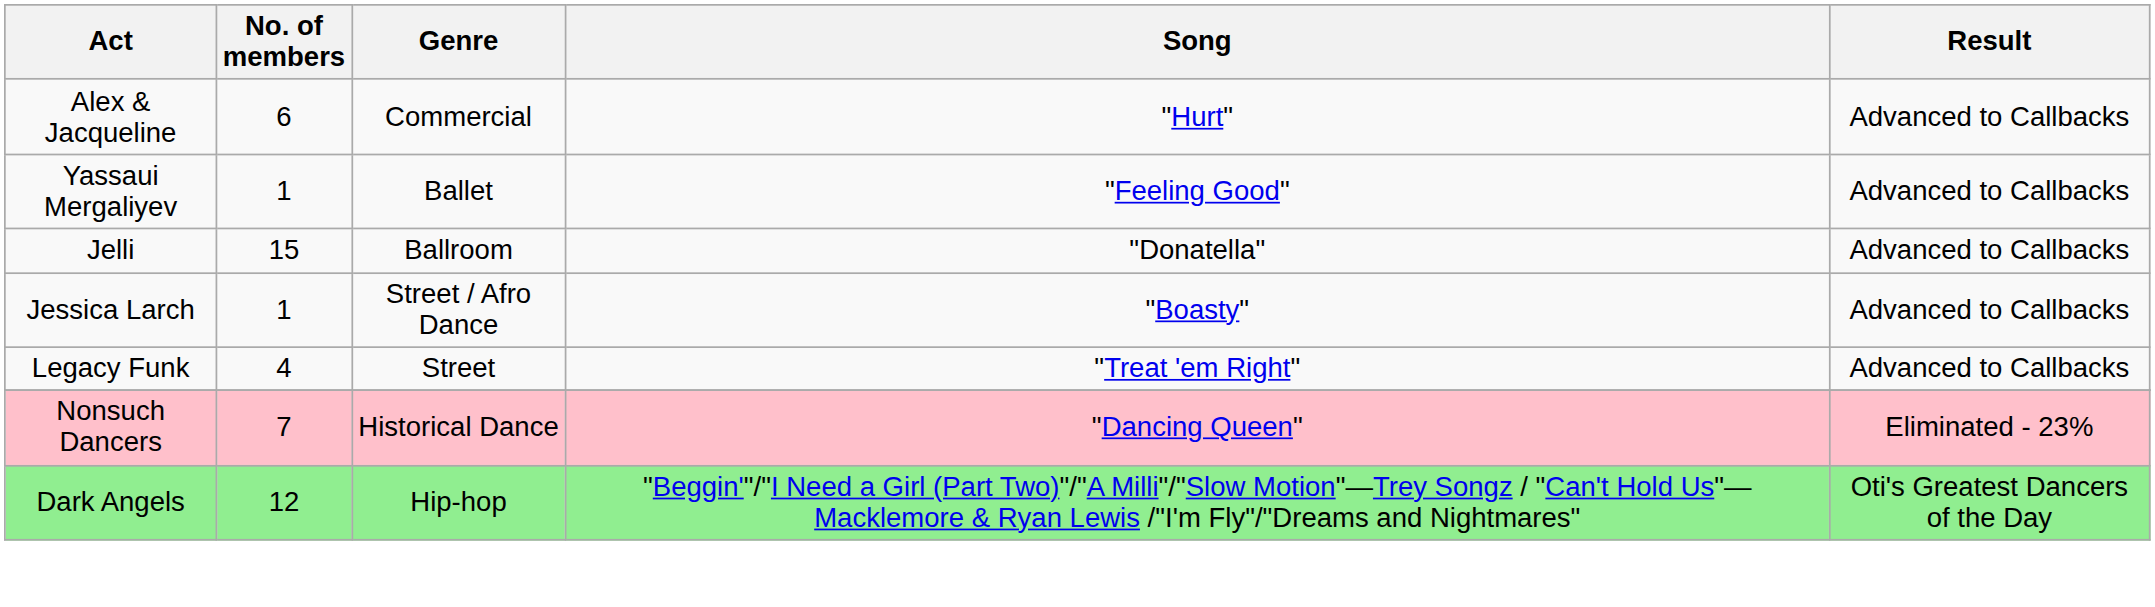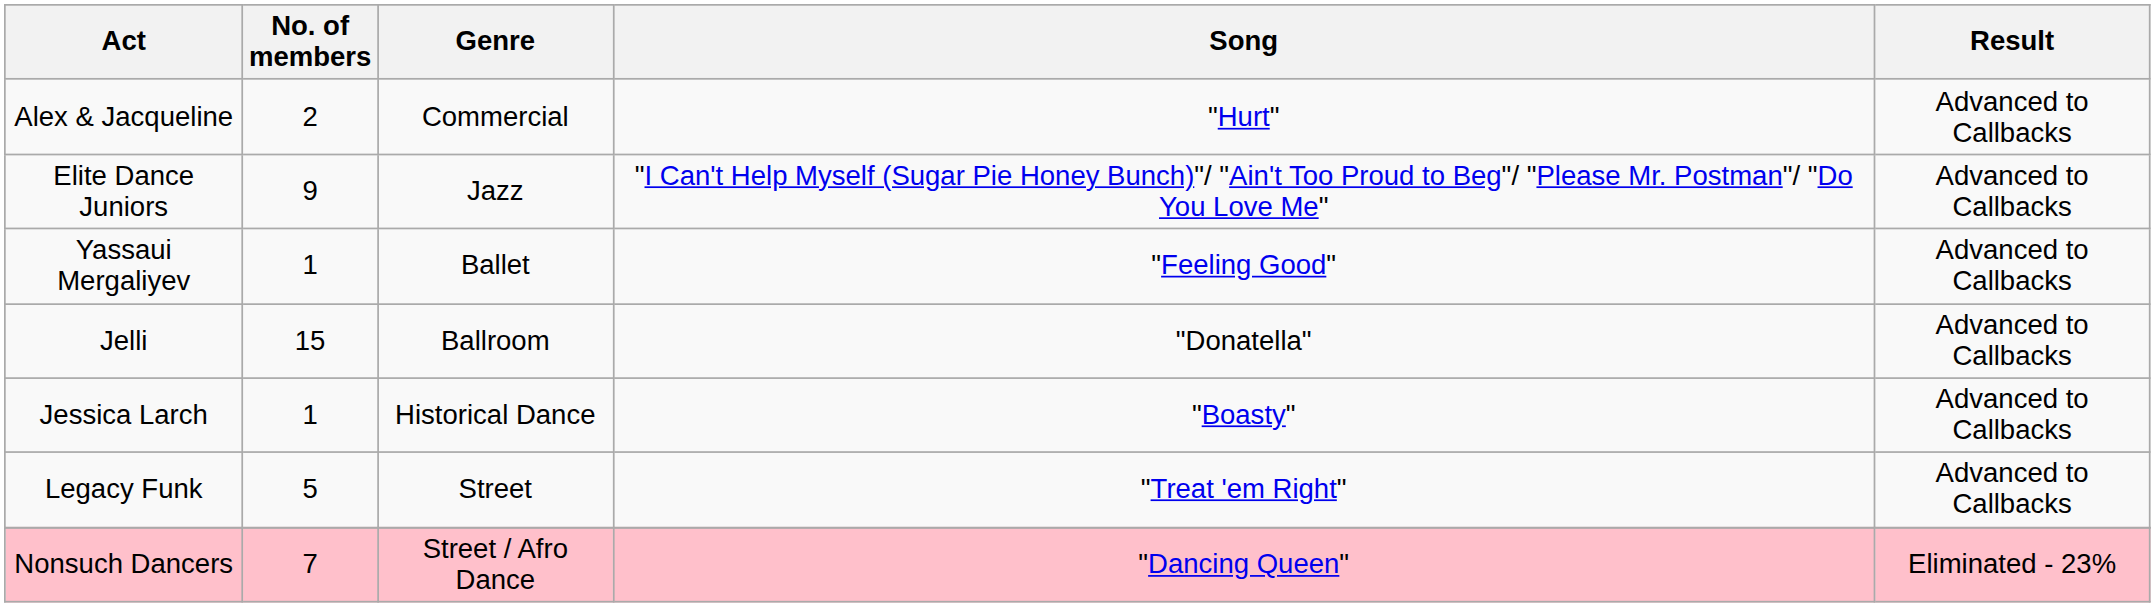(284, 116) 6 -> (310, 116) 2
+ row: (124, 191)
(459, 309) Street / Afro Dance -> (495, 414) Historical Dance
(284, 368) 4 -> (310, 489) 5
(459, 427) Historical Dance -> (495, 564) Street / Afro Dance
- row: (111, 502)
